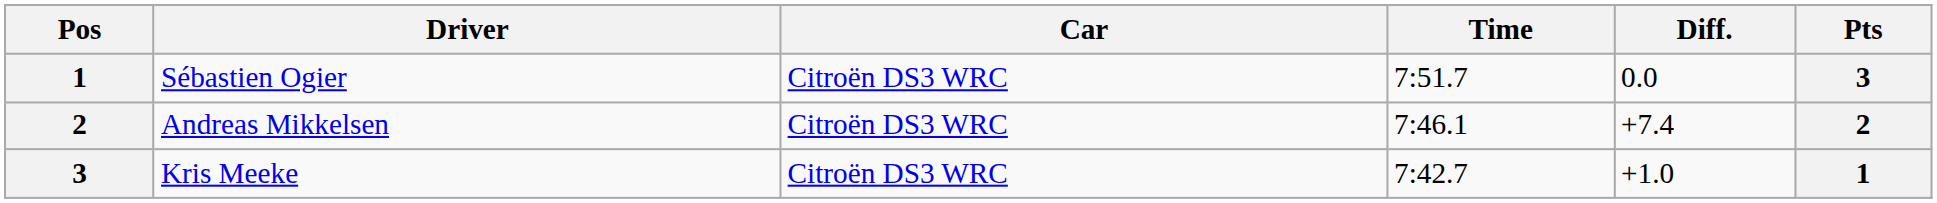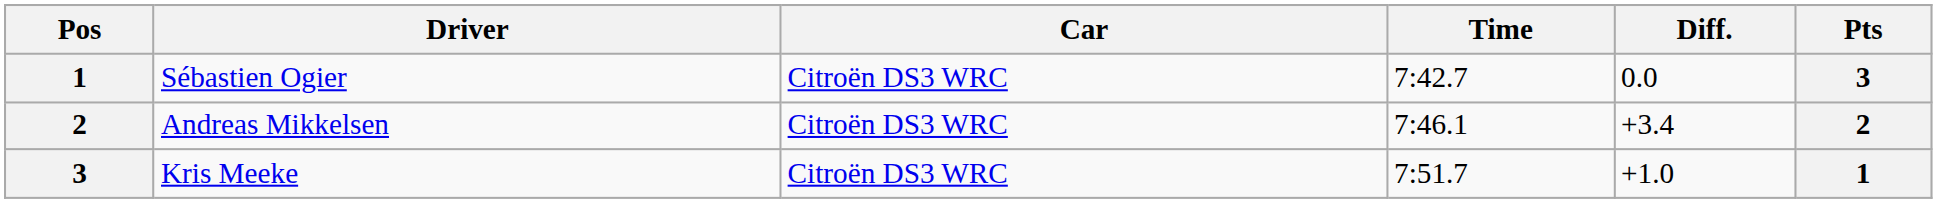(1431, 77) 7:51.7 -> (1431, 77) 7:42.7
(1648, 125) +7.4 -> (1648, 125) +3.4
(1431, 173) 7:42.7 -> (1431, 173) 7:51.7
